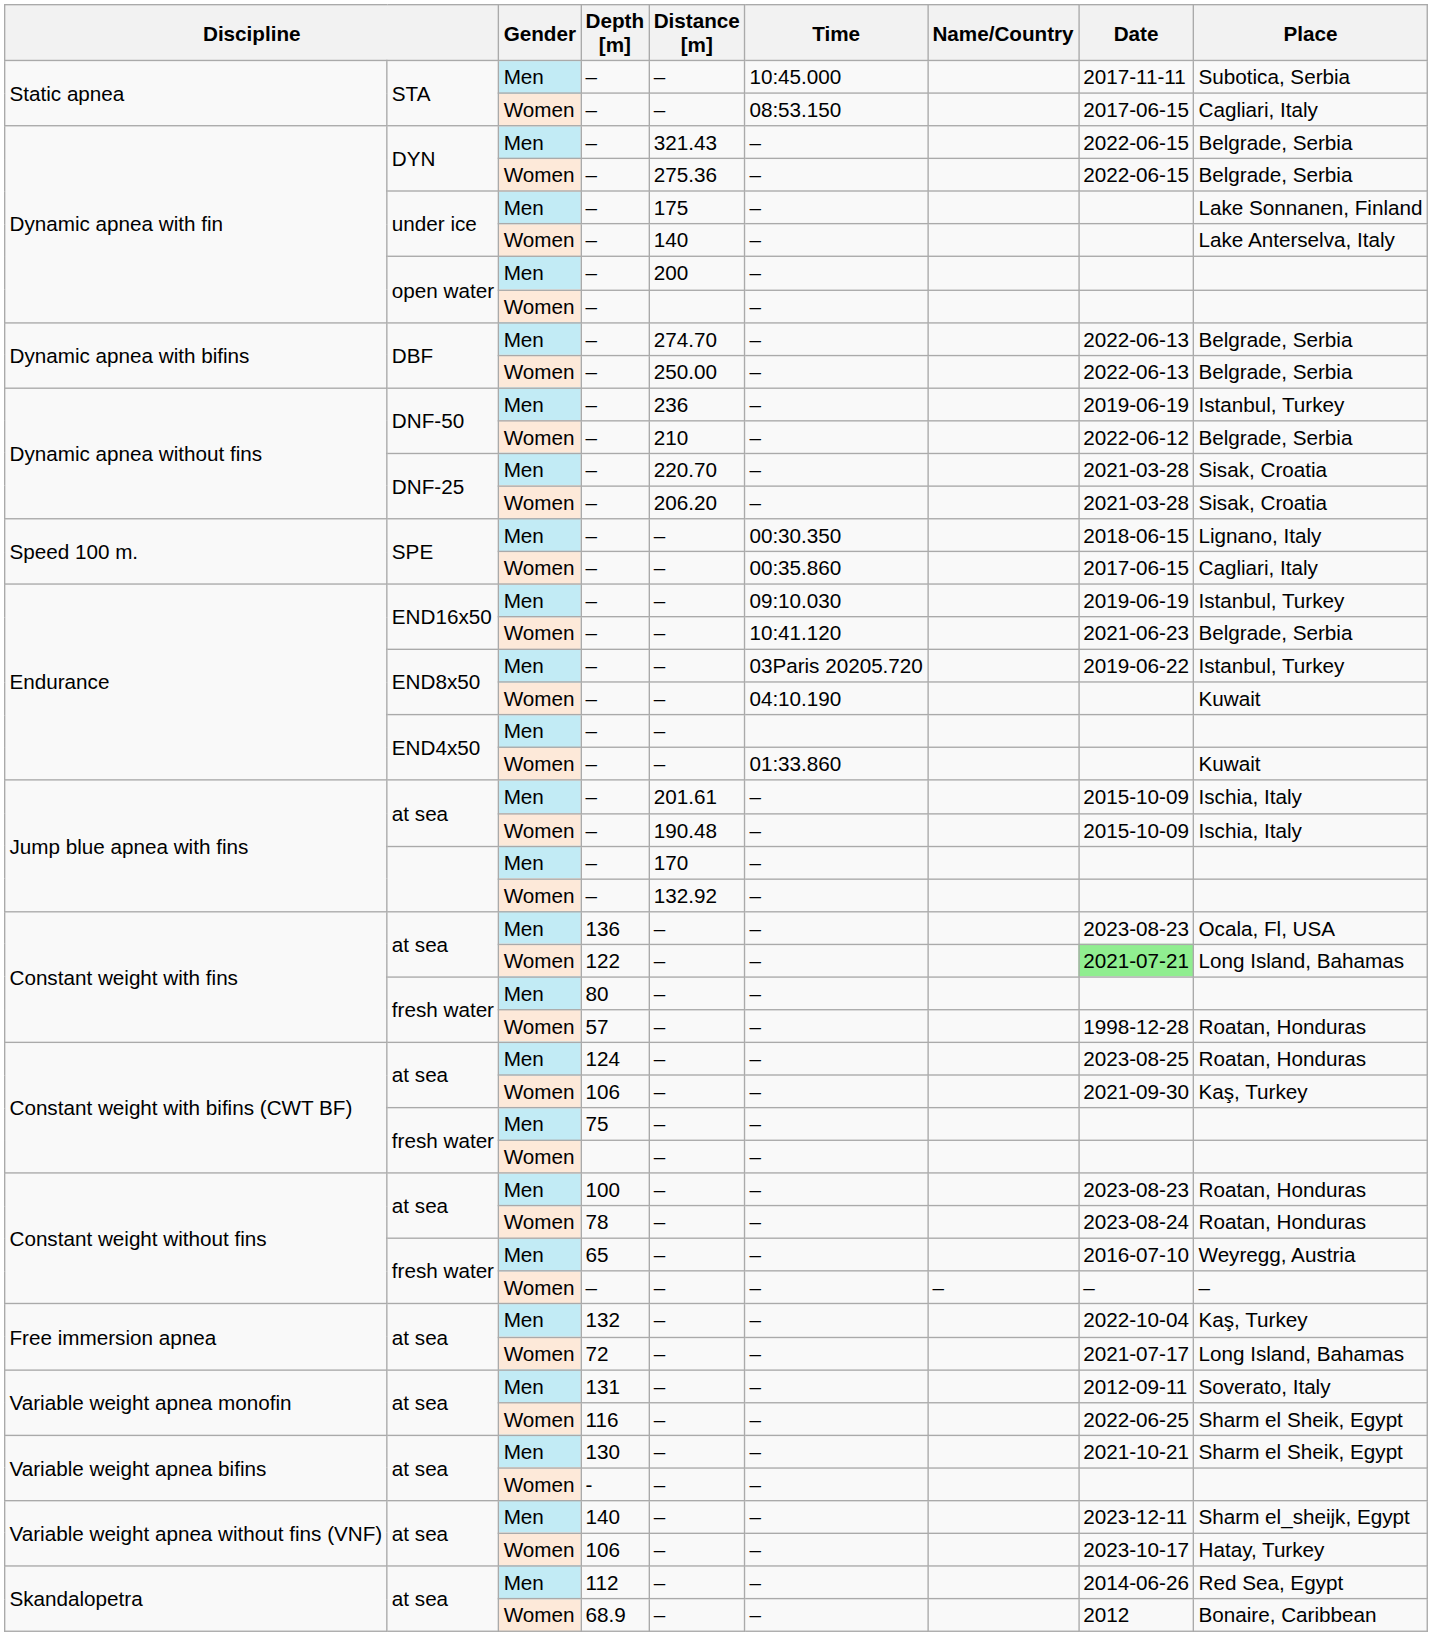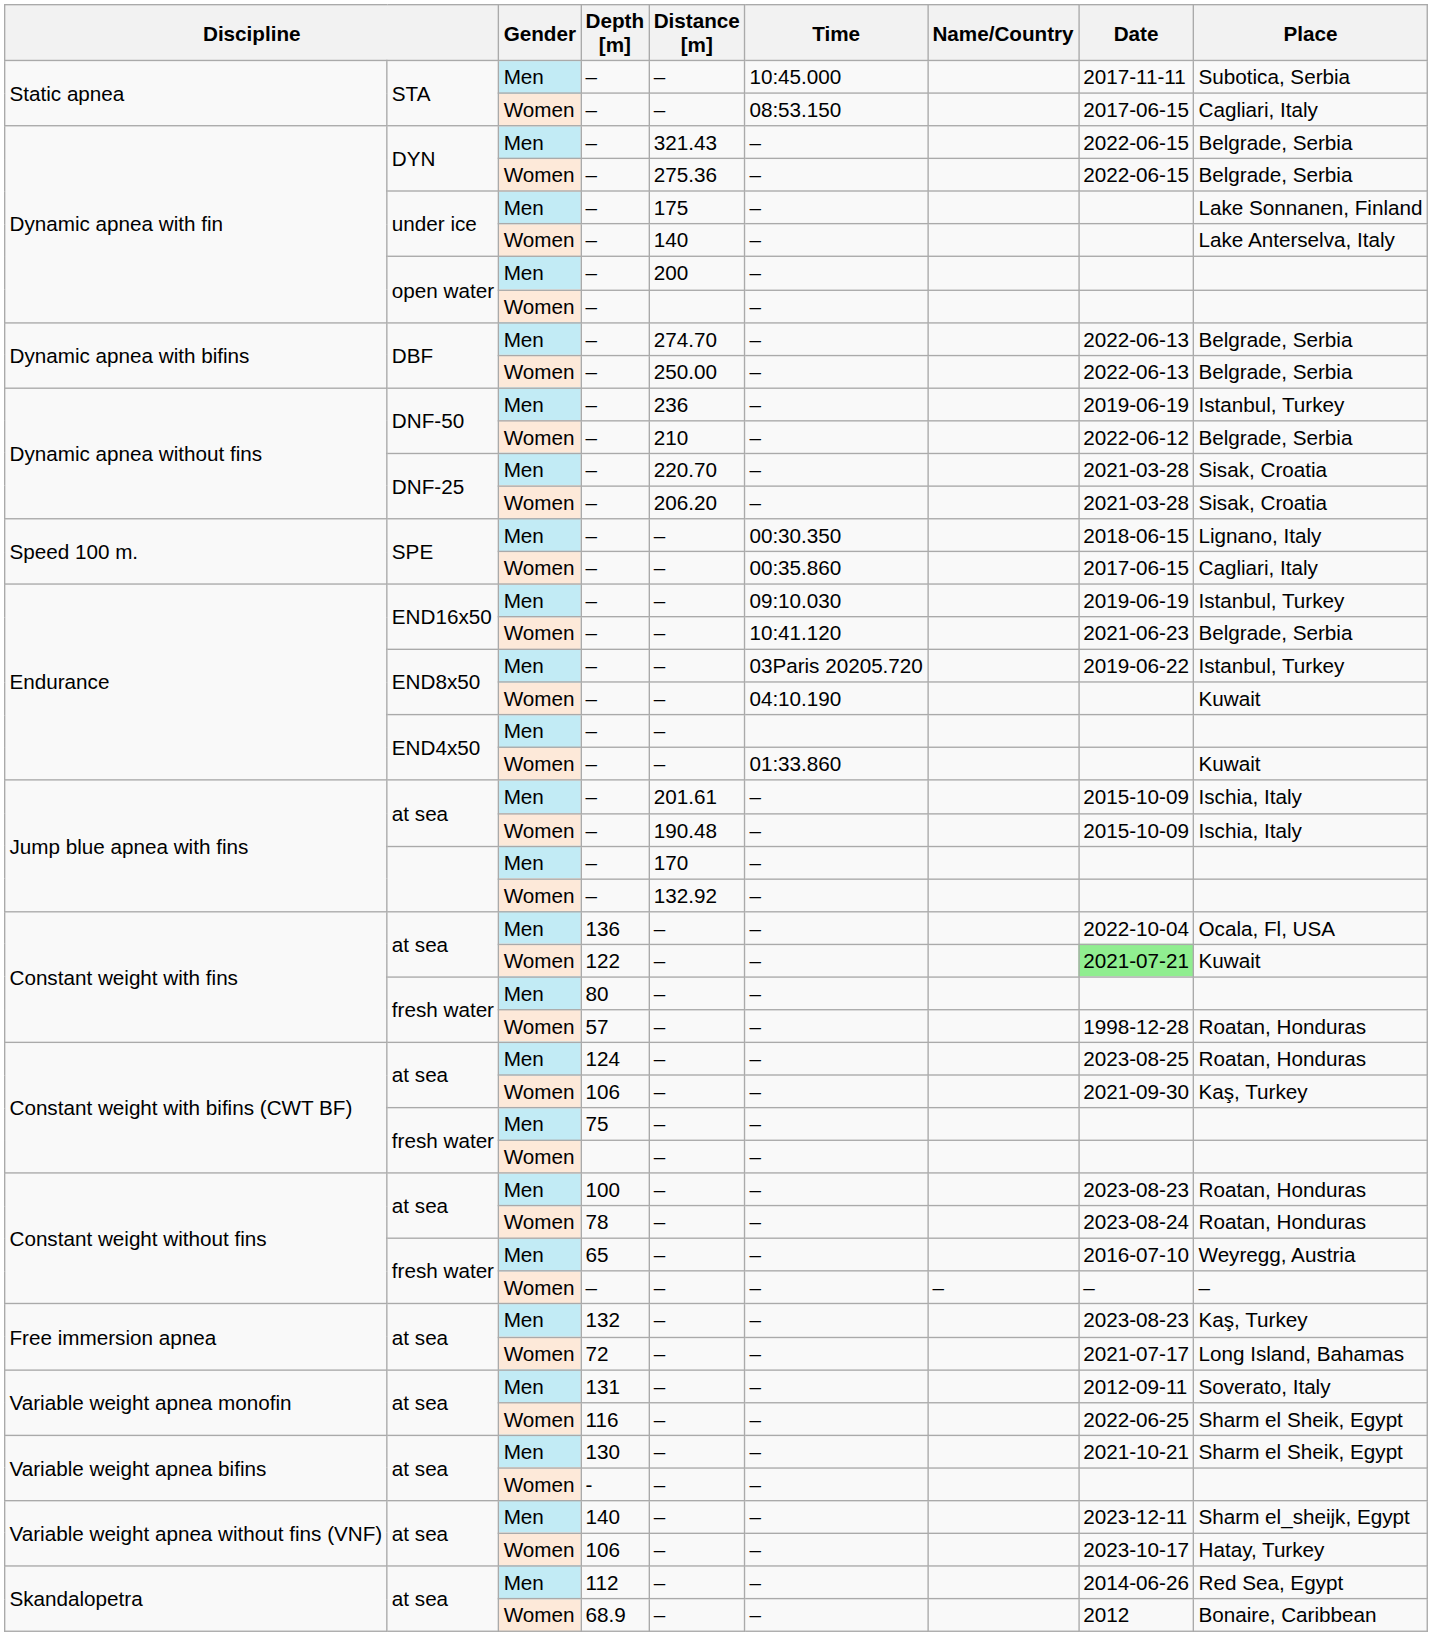(1136, 928) 2023-08-23 -> (1136, 928) 2022-10-04
(1301, 961) Long Island, Bahamas -> (1230, 961) Kuwait
(1136, 1321) 2022-10-04 -> (1136, 1321) 2023-08-23
